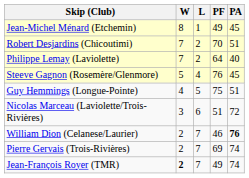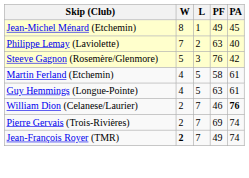- row: (69, 43)
(217, 59) 64 -> (217, 43) 63
(198, 75) 4 -> (198, 59) 3
(234, 75) 45 -> (234, 59) 42
+ row: (60, 75)
(217, 91) 75 -> (217, 91) 63
(234, 91) 51 -> (234, 91) 61
- row: (77, 112)
